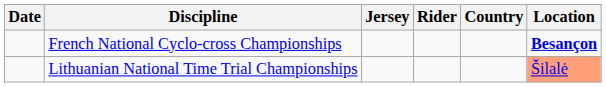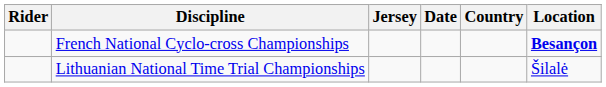columns swapped: (25, 17) <-> (437, 17)
(550, 69) lightsalmon background -> (550, 69) no background
